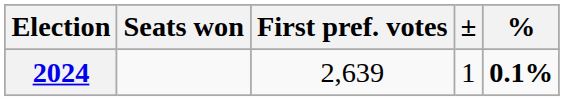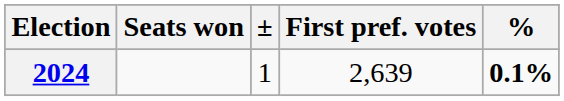columns swapped: (468, 26) <-> (352, 26)
